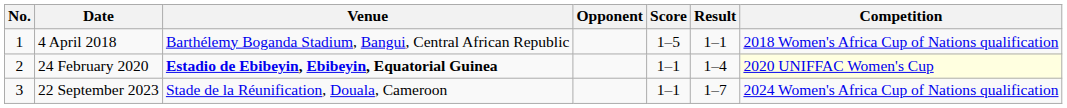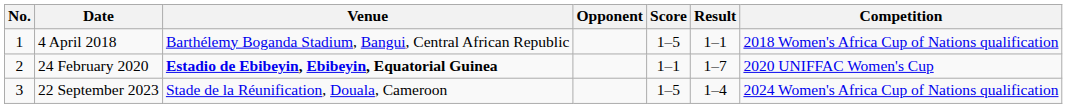(715, 66) 1–4 -> (715, 66) 1–7
(839, 66) lightyellow background -> (839, 66) no background
(668, 90) 1–1 -> (668, 90) 1–5
(715, 90) 1–7 -> (715, 90) 1–4
